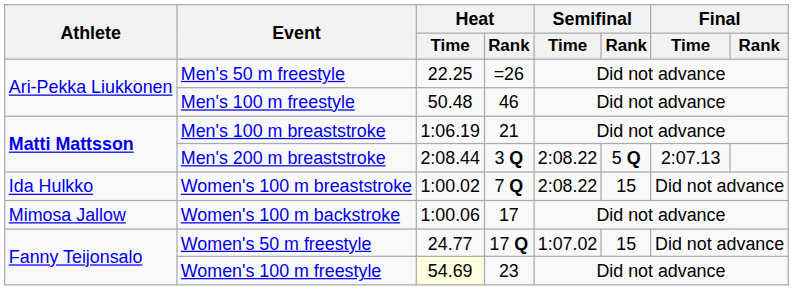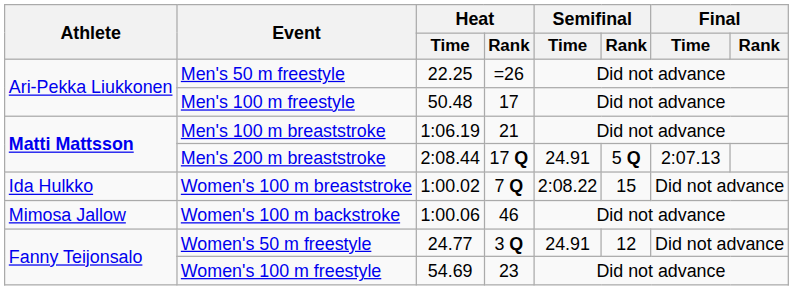(509, 102) 46 -> (509, 102) 17
(509, 159) 3 Q -> (509, 159) 17 Q
(568, 159) 2:08.22 -> (568, 159) 24.91
(509, 215) 17 -> (509, 215) 46
(509, 243) 17 Q -> (509, 243) 3 Q
(568, 243) 1:07.02 -> (568, 243) 24.91
(626, 243) 15 -> (626, 243) 12
(450, 271) lightyellow background -> (450, 271) no background
